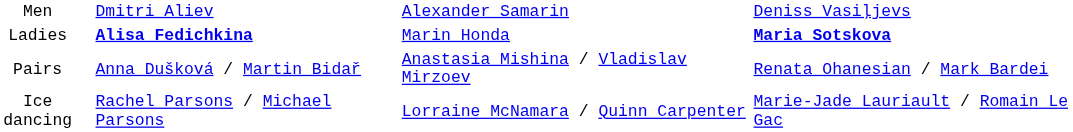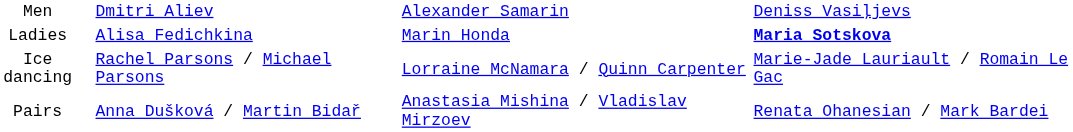(174, 35) bold -> (174, 35) normal
rows swapped: (38, 69) <-> (38, 111)
